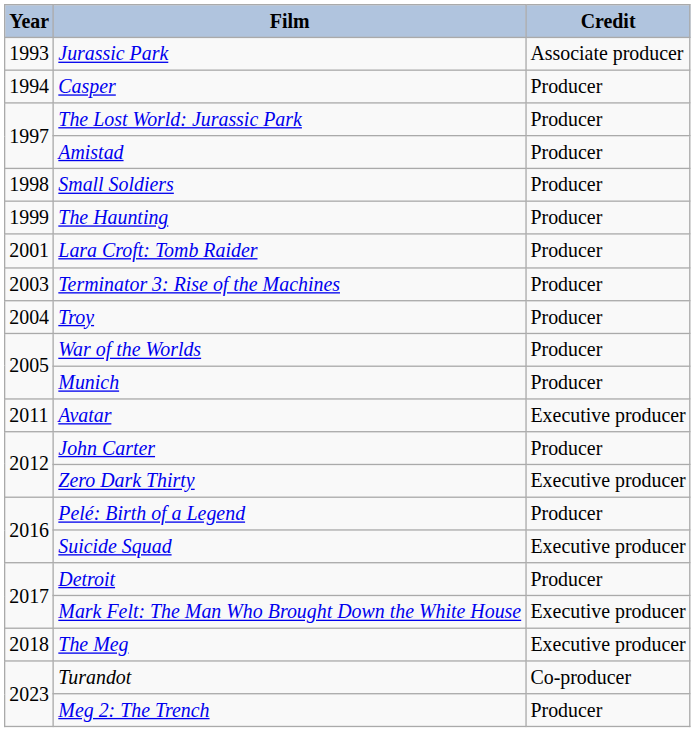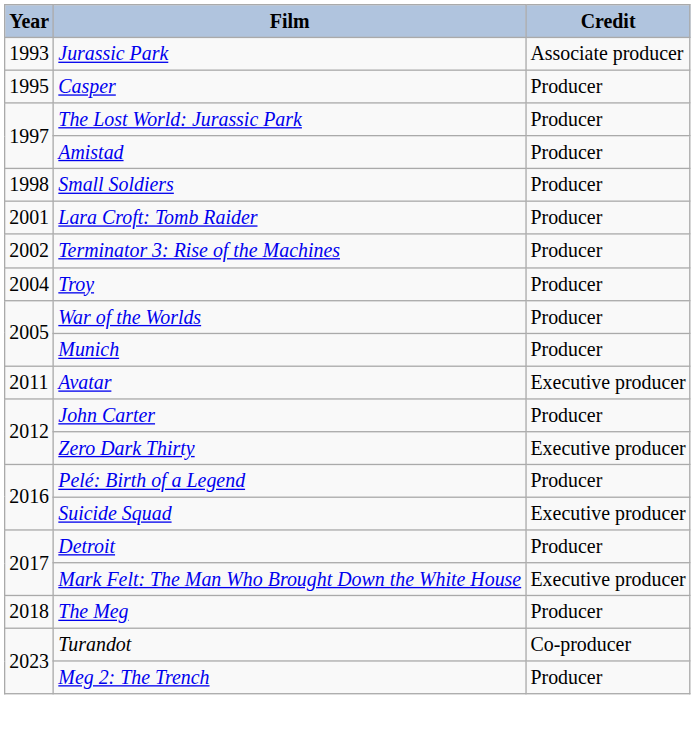(29, 86) 1994 -> (29, 86) 1995
- row: (113, 218)
(29, 283) 2003 -> (29, 250) 2002
(608, 644) Executive producer -> (566, 612) Producer
